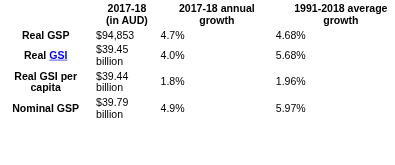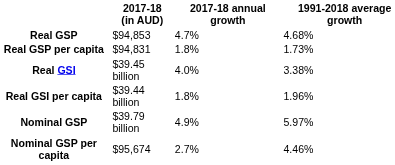+ row: (54, 50)
(291, 55) 5.68% -> (298, 70) 3.38%
+ row: (54, 149)
